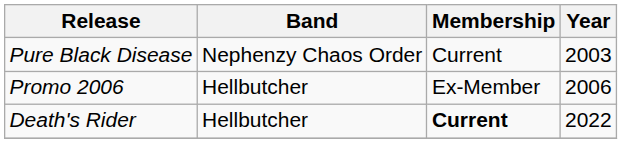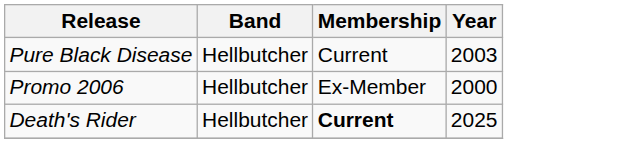(312, 54) Nephenzy Chaos Order -> (255, 54) Hellbutcher
(588, 87) 2006 -> (474, 87) 2000
(588, 120) 2022 -> (474, 120) 2025
